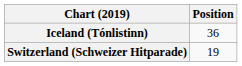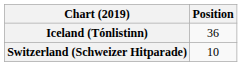(213, 52) 19 -> (213, 52) 10
